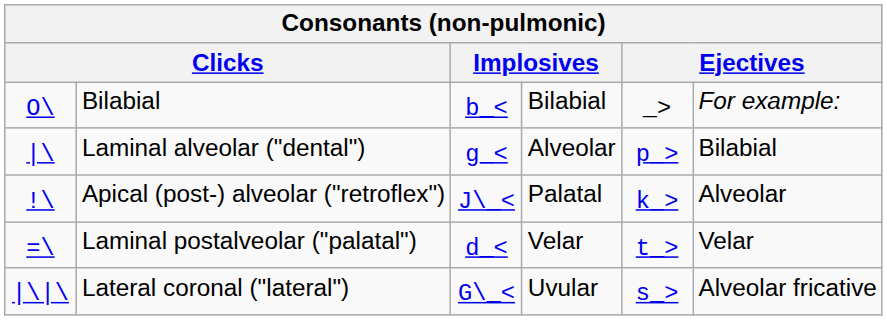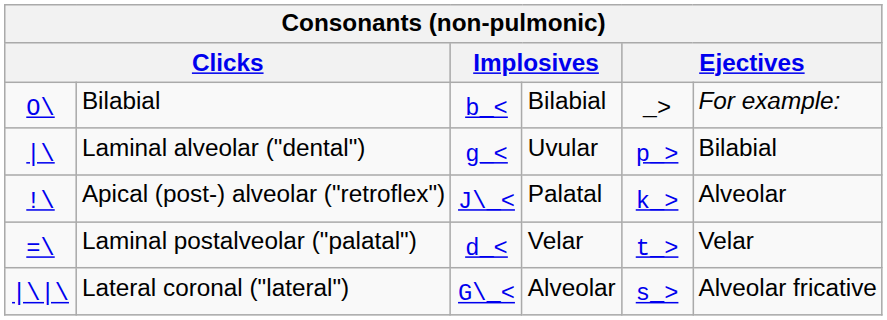(572, 147) Alveolar -> (563, 147) Uvular
(563, 287) Uvular -> (572, 287) Alveolar
